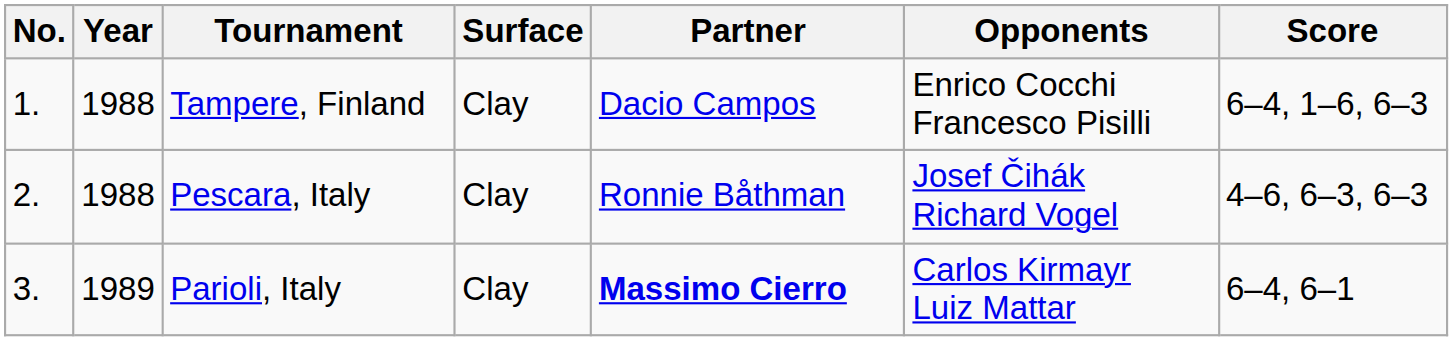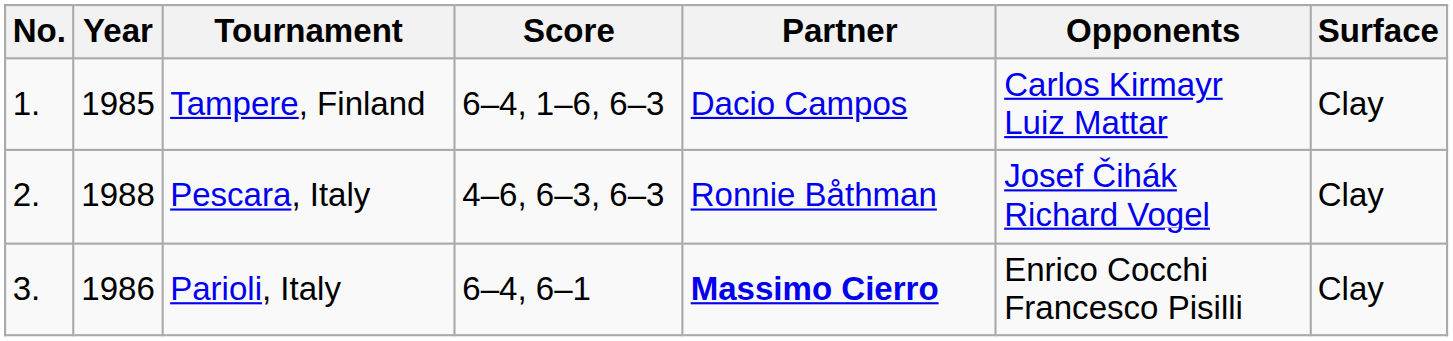columns swapped: (523, 30) <-> (1332, 30)
(118, 103) 1988 -> (118, 103) 1985
(1032, 103) Enrico Cocchi Francesco Pisilli -> (1113, 103) Carlos Kirmayr Luiz Mattar
(118, 287) 1989 -> (118, 287) 1986
(1022, 287) Carlos Kirmayr Luiz Mattar -> (1124, 287) Enrico Cocchi Francesco Pisilli
